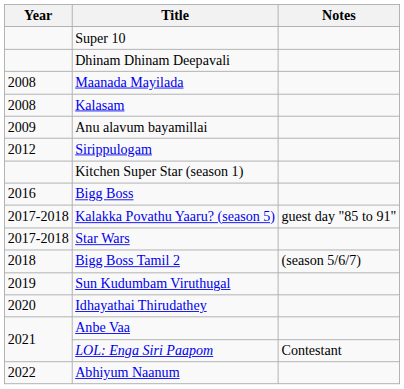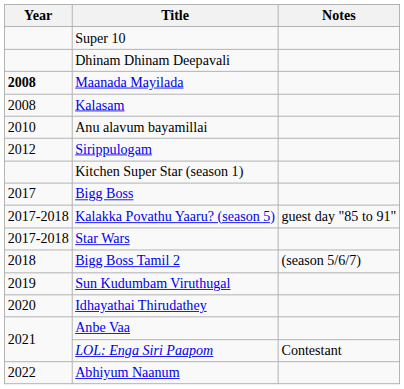(22, 82) normal -> (22, 82) bold
(22, 127) 2009 -> (22, 127) 2010
(22, 194) 2016 -> (22, 194) 2017
